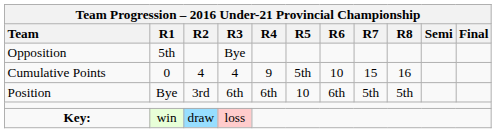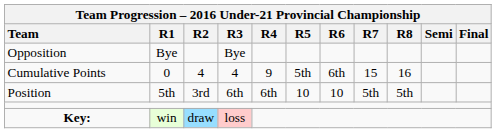(167, 53) 5th -> (167, 53) Bye
(337, 73) 10 -> (337, 73) 6th
(167, 92) Bye -> (167, 92) 5th
(337, 92) 6th -> (337, 92) 10
